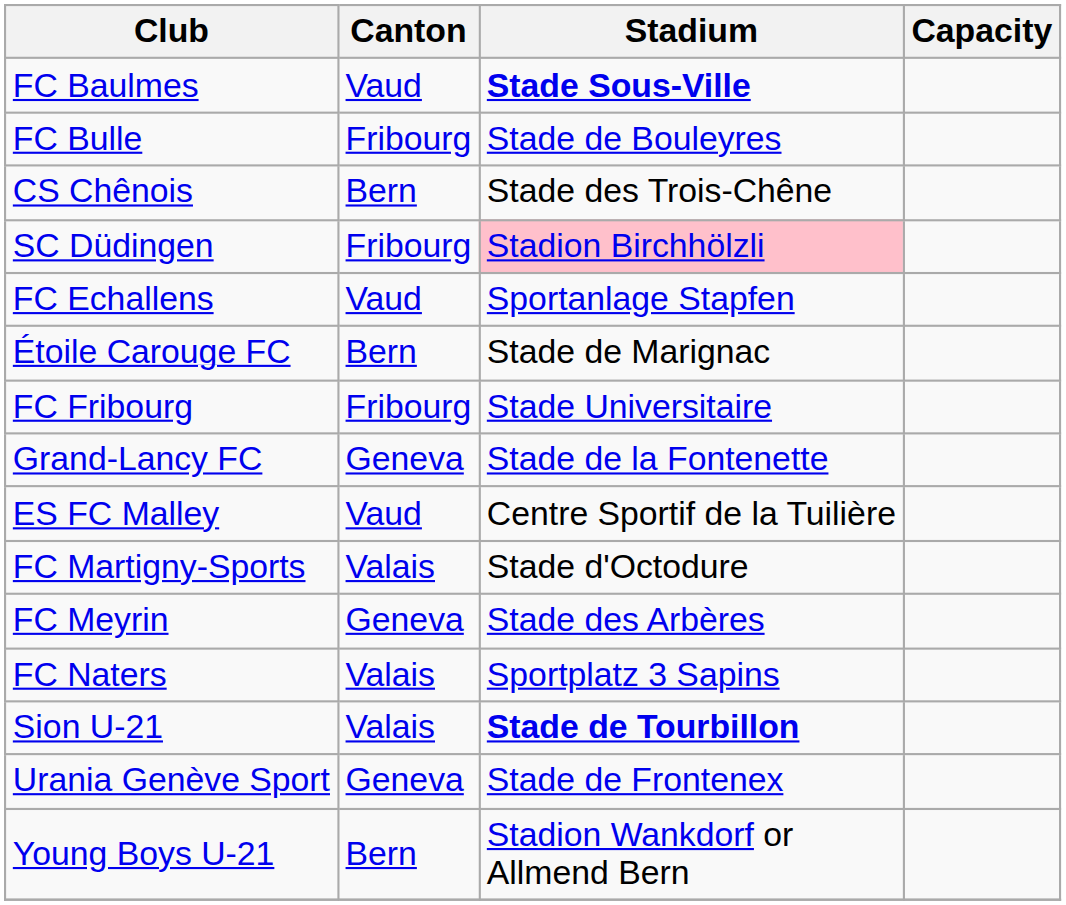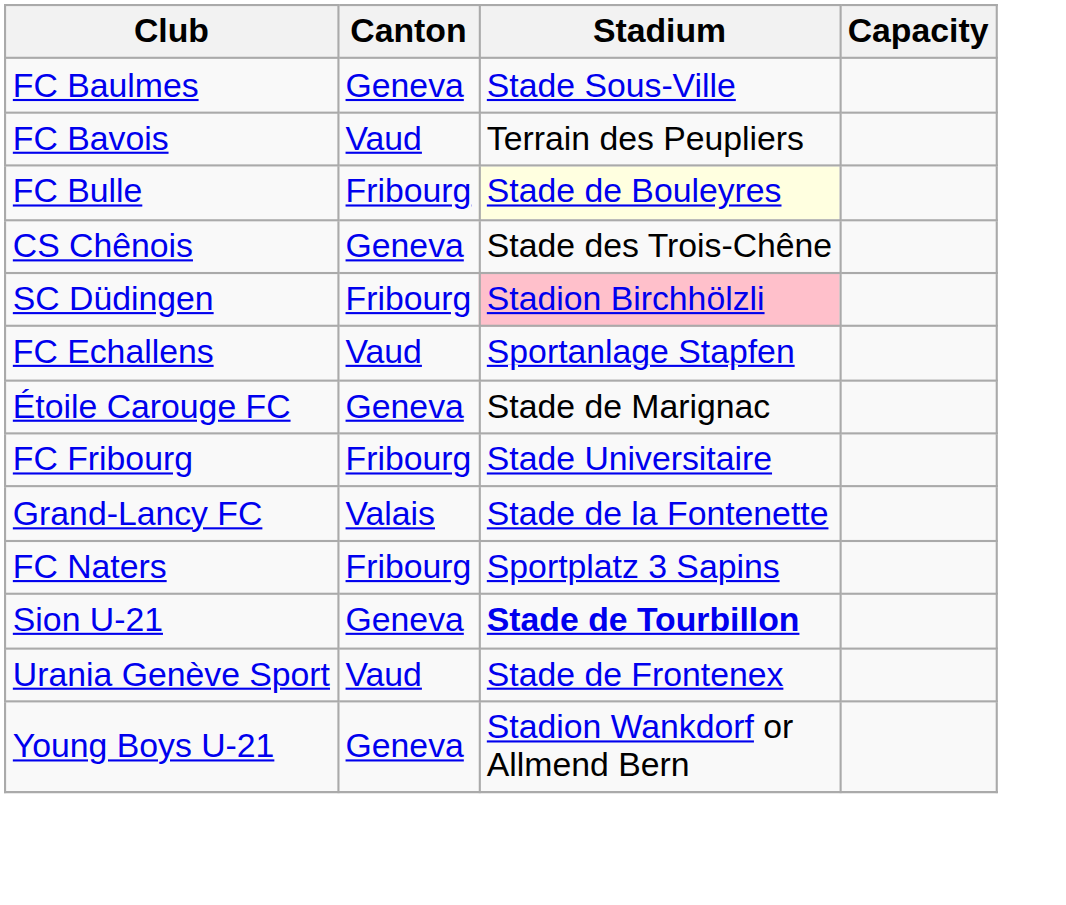(384, 84) Vaud -> (405, 84) Geneva
(619, 84) bold -> (611, 84) normal
+ row: (91, 138)
(634, 138) no background -> (634, 191) lightyellow background
(381, 191) Bern -> (405, 245) Geneva
(381, 352) Bern -> (405, 406) Geneva
(405, 459) Geneva -> (390, 513) Valais
- row: (116, 513)
- row: (159, 566)
- row: (91, 620)
(390, 673) Valais -> (408, 566) Fribourg
(390, 727) Valais -> (405, 620) Geneva
(405, 780) Geneva -> (384, 673) Vaud
(381, 853) Bern -> (405, 746) Geneva
